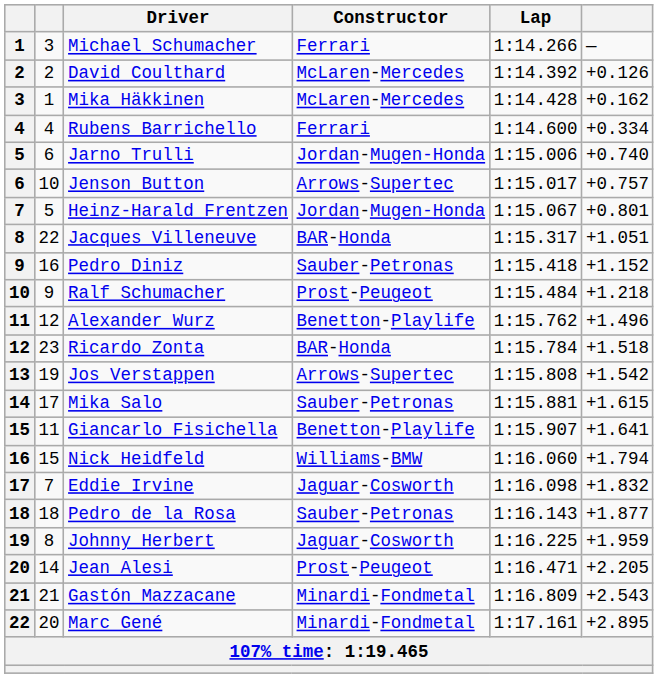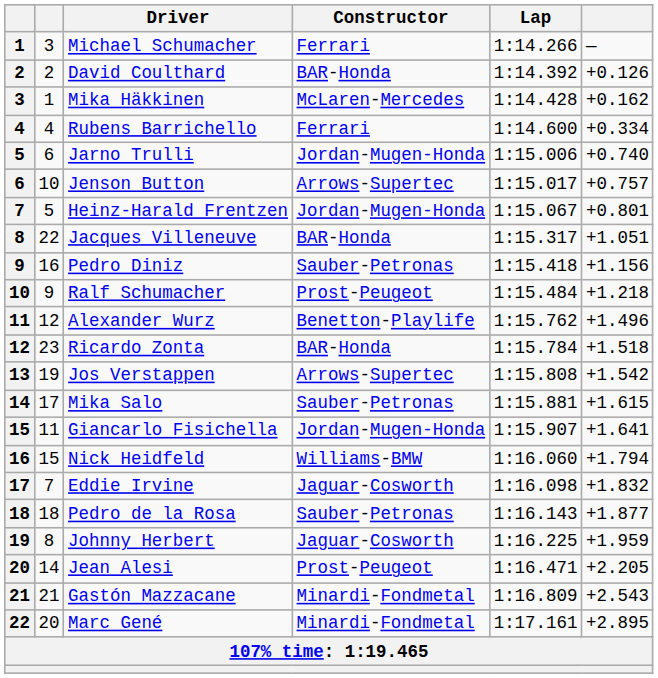(380, 74) McLaren-Mercedes -> (344, 74) BAR-Honda
(617, 266) +1.152 -> (617, 266) +1.156
(386, 431) Benetton-Playlife -> (391, 431) Jordan-Mugen-Honda
